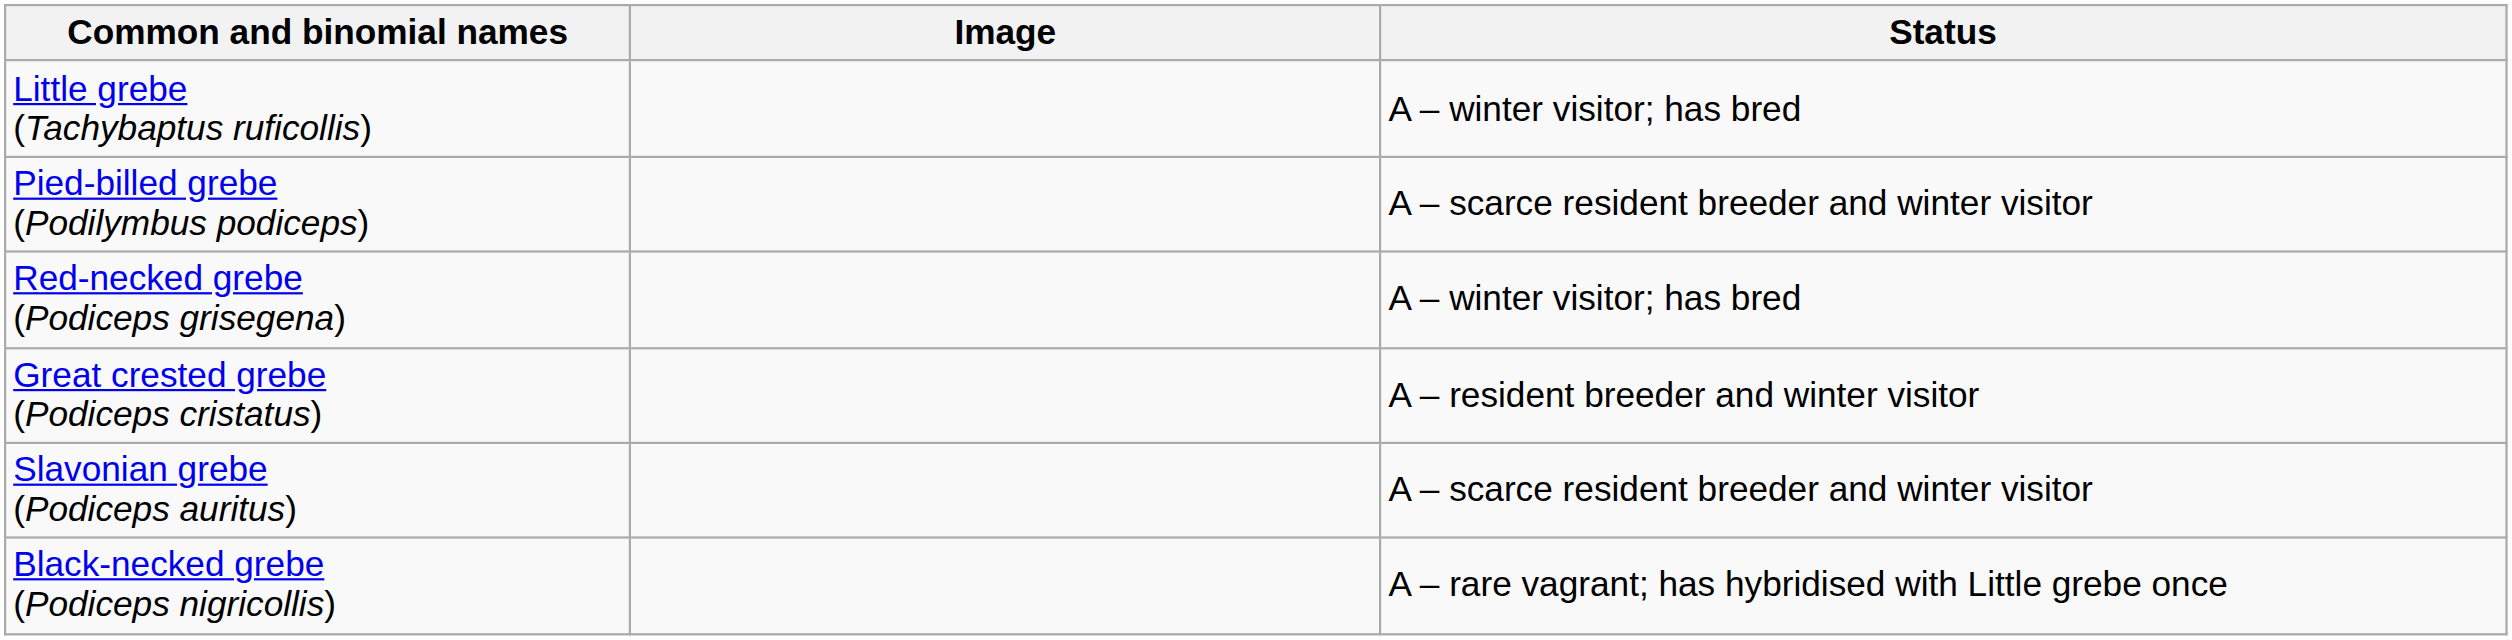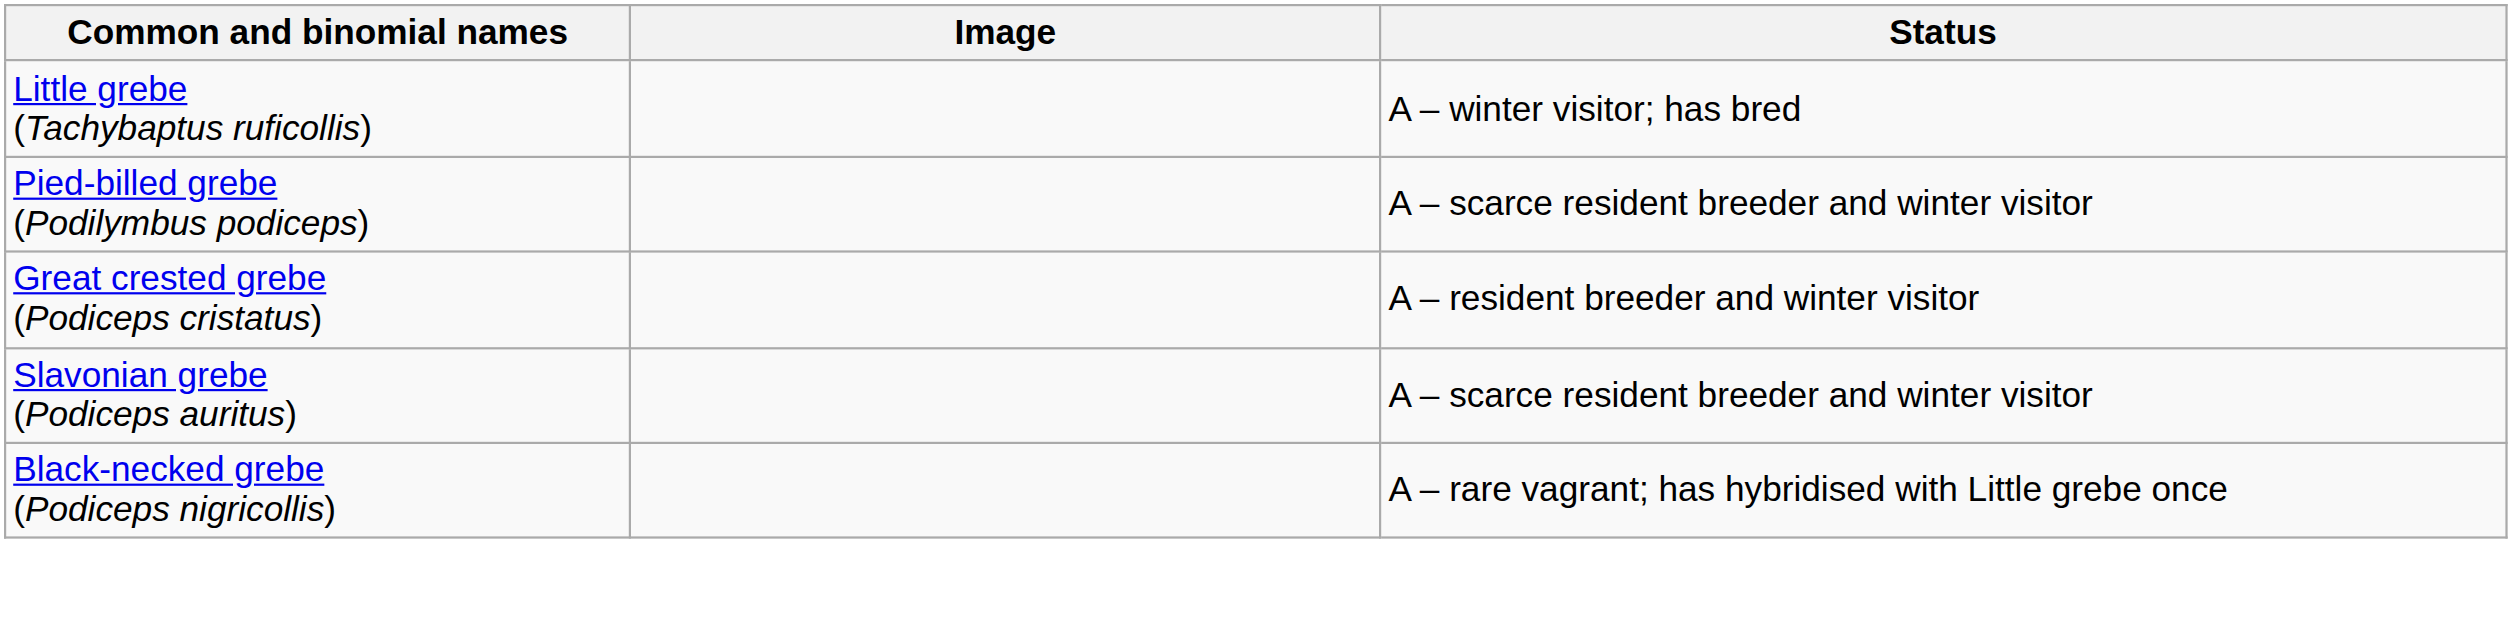- row: (180, 298)
